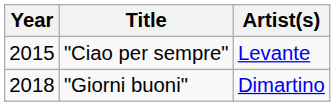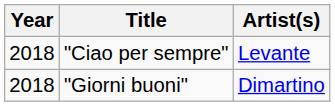(32, 52) 2015 -> (32, 52) 2018
